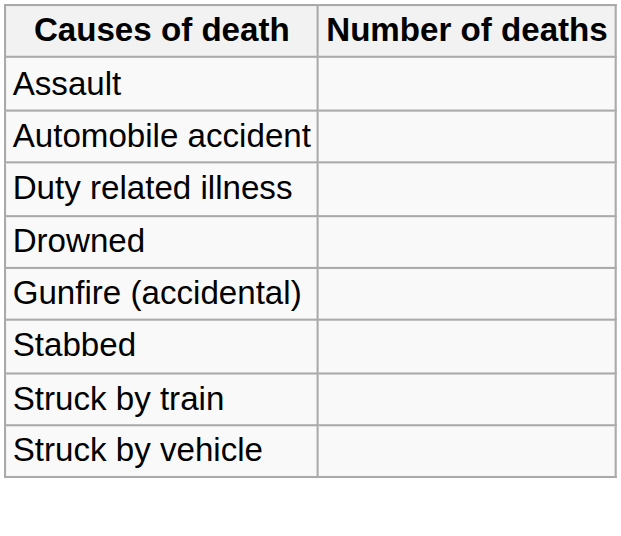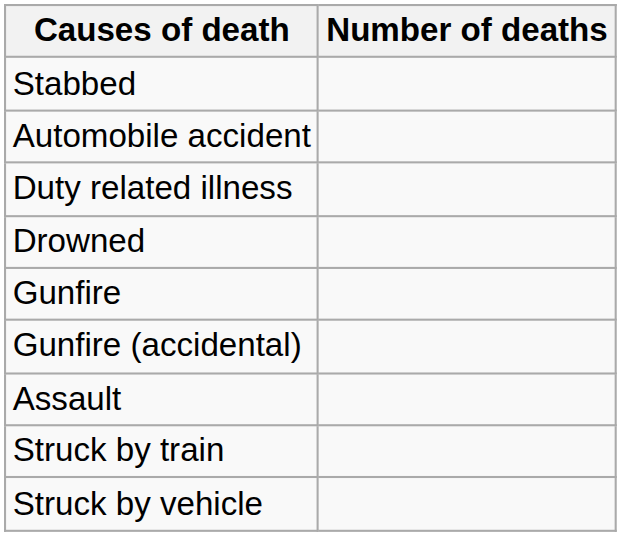rows swapped: (67, 83) <-> (74, 345)
+ row: (67, 293)
